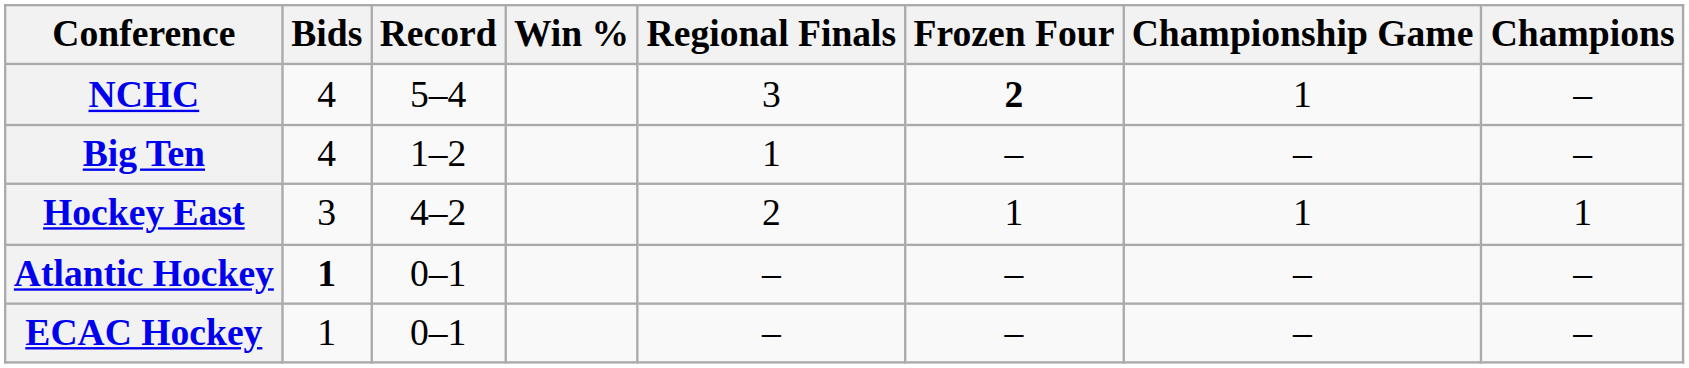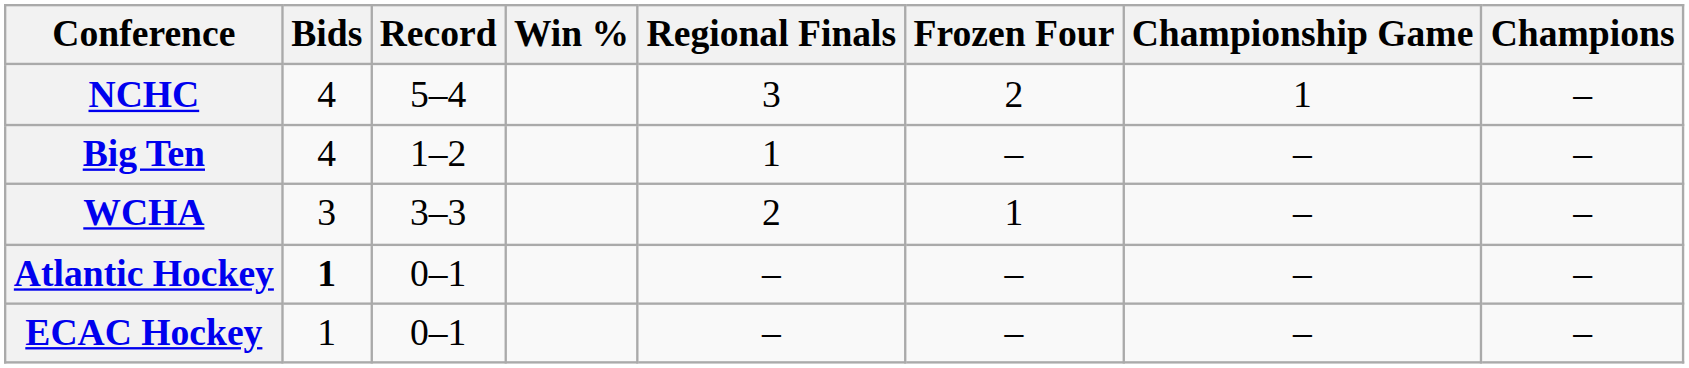(1014, 93) bold -> (1014, 93) normal
- row: (144, 213)
+ row: (144, 213)
